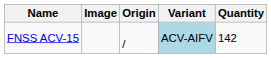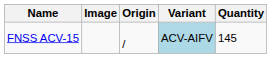(227, 37) 142 -> (227, 37) 145
